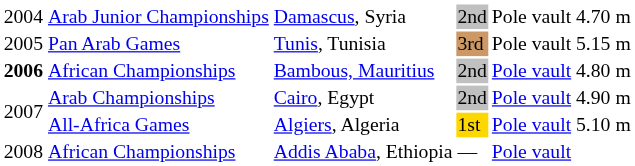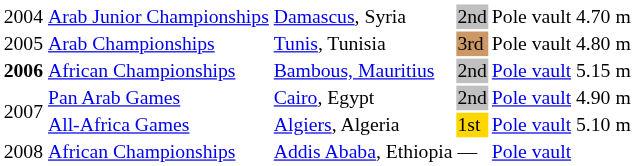(114, 43) Pan Arab Games -> (131, 43) Arab Championships
(603, 43) 5.15 m -> (603, 43) 4.80 m
(603, 70) 4.80 m -> (603, 70) 5.15 m
(131, 97) Arab Championships -> (114, 97) Pan Arab Games
